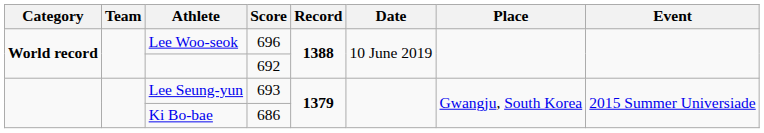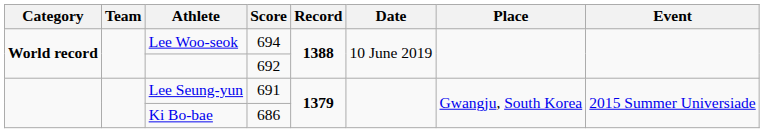(269, 41) 696 -> (269, 41) 694
(269, 90) 693 -> (269, 90) 691
